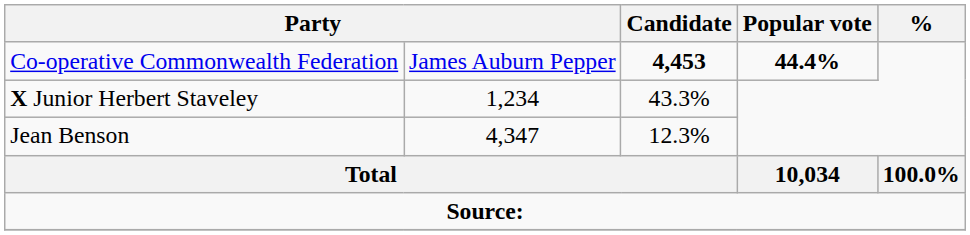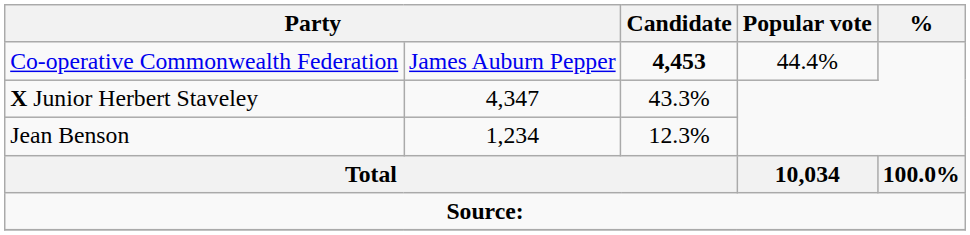(807, 60) bold -> (807, 60) normal
(512, 98) 1,234 -> (512, 98) 4,347
(512, 135) 4,347 -> (512, 135) 1,234
